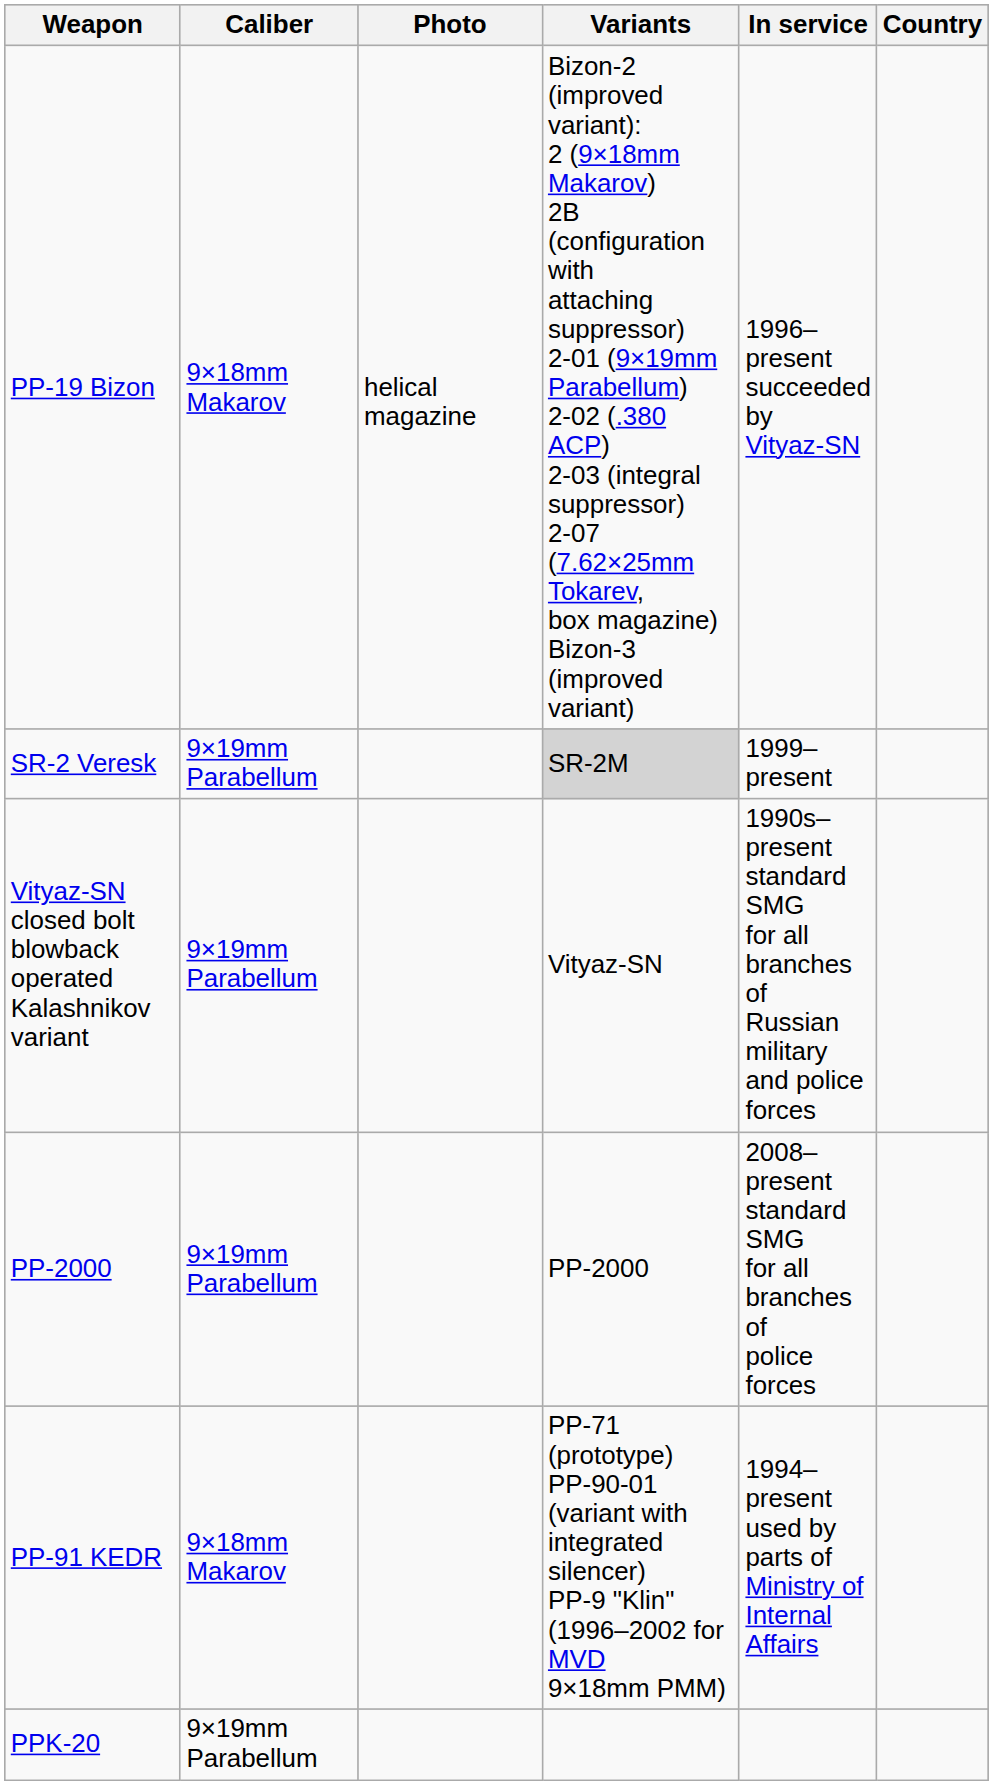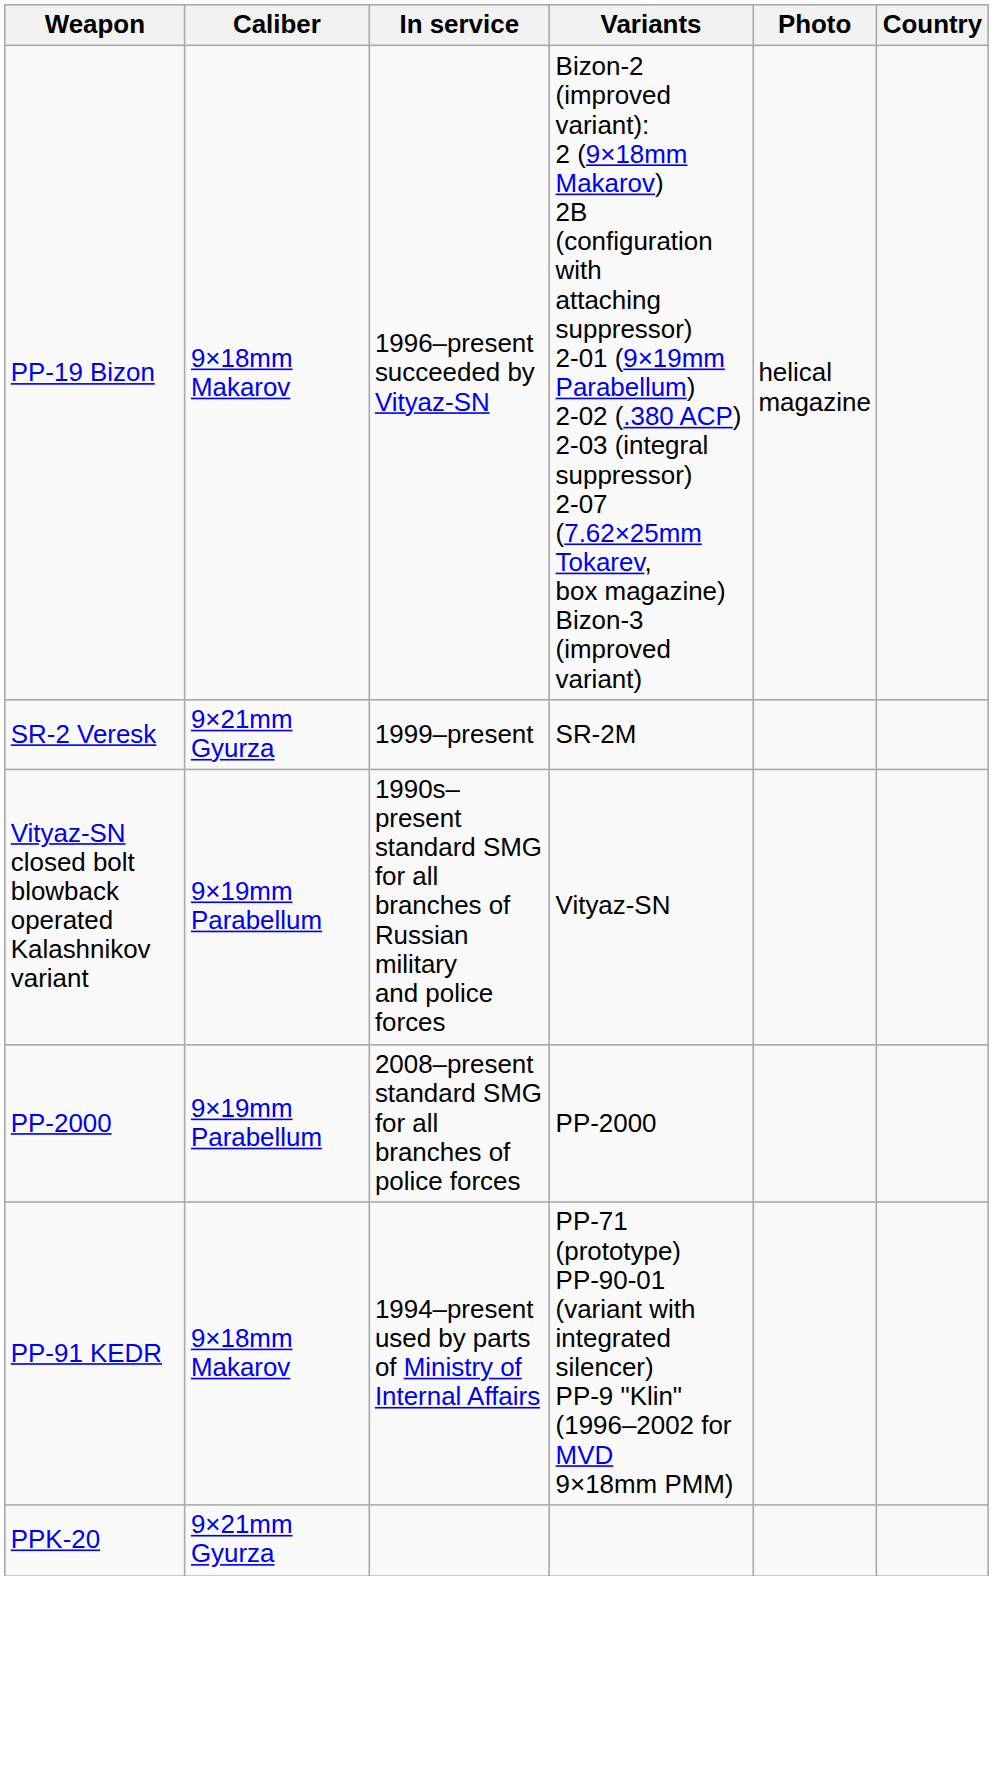columns swapped: (808, 25) <-> (450, 25)
(252, 763) 9×19mm Parabellum -> (242, 734) 9×21mm Gyurza
(588, 763) lightgrey background -> (596, 734) no background
(252, 1744) 9×19mm Parabellum -> (242, 1540) 9×21mm Gyurza
